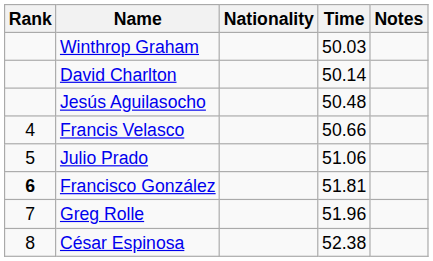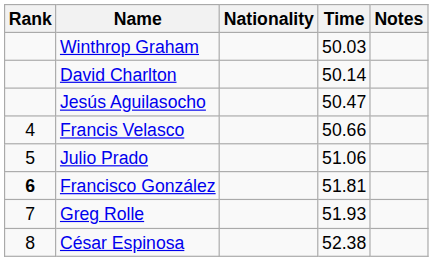(344, 102) 50.48 -> (344, 102) 50.47
(344, 214) 51.96 -> (344, 214) 51.93
